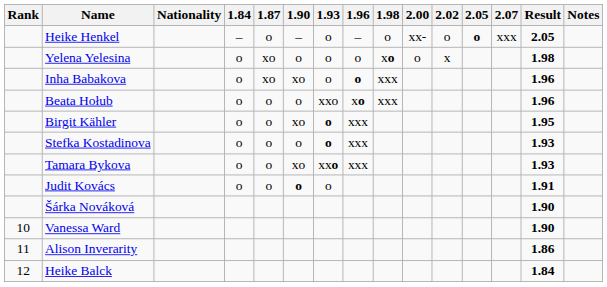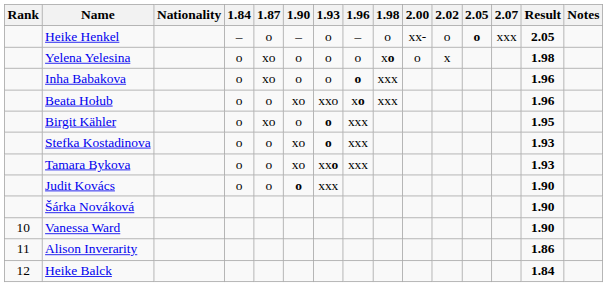(299, 79) xo -> (299, 79) o
(299, 100) o -> (299, 100) xo
(269, 121) o -> (269, 121) xo
(299, 121) xo -> (299, 121) o
(299, 143) o -> (299, 143) xo
(328, 185) o -> (328, 185) xxx
(543, 185) 1.91 -> (543, 185) 1.90
